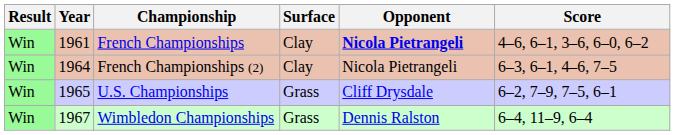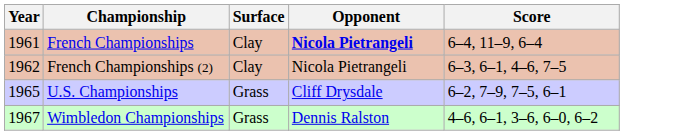- column: (30, 17)
(573, 42) 4–6, 6–1, 3–6, 6–0, 6–2 -> (495, 42) 6–4, 11–9, 6–4
(74, 67) 1964 -> (24, 67) 1962
(545, 117) 6–4, 11–9, 6–4 -> (523, 117) 4–6, 6–1, 3–6, 6–0, 6–2
